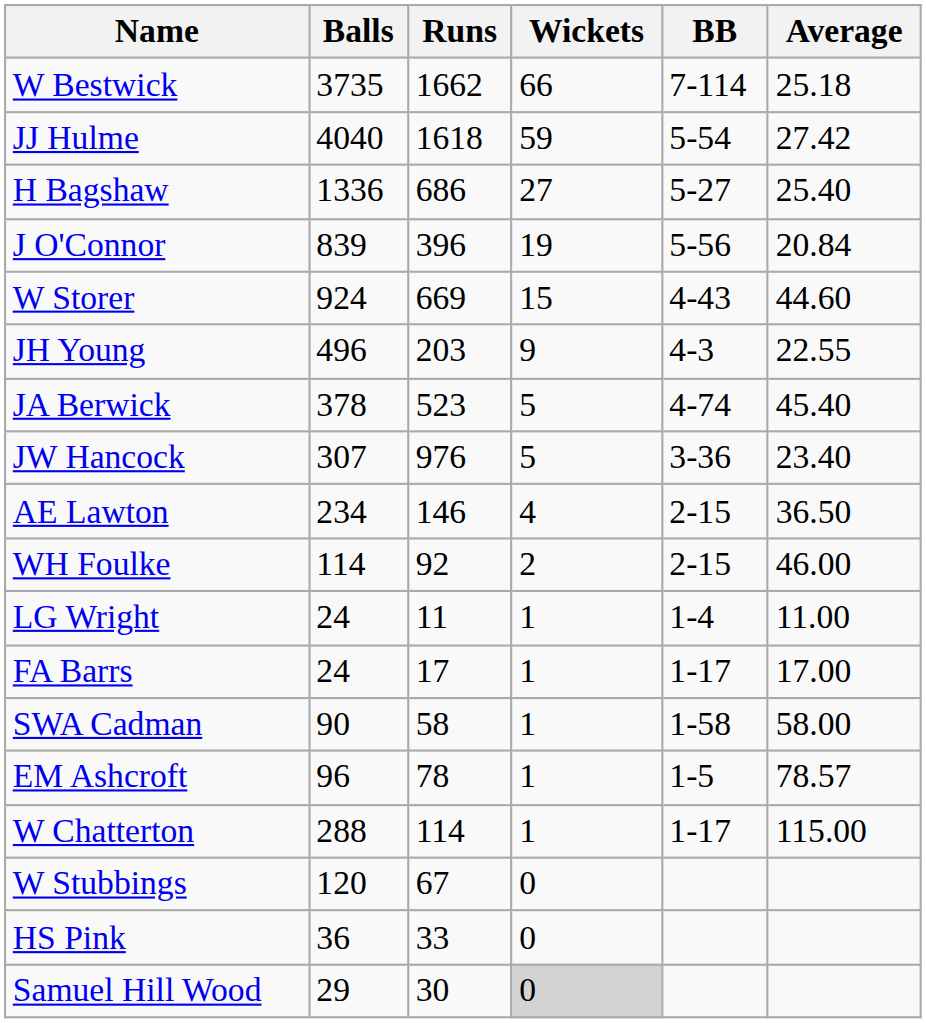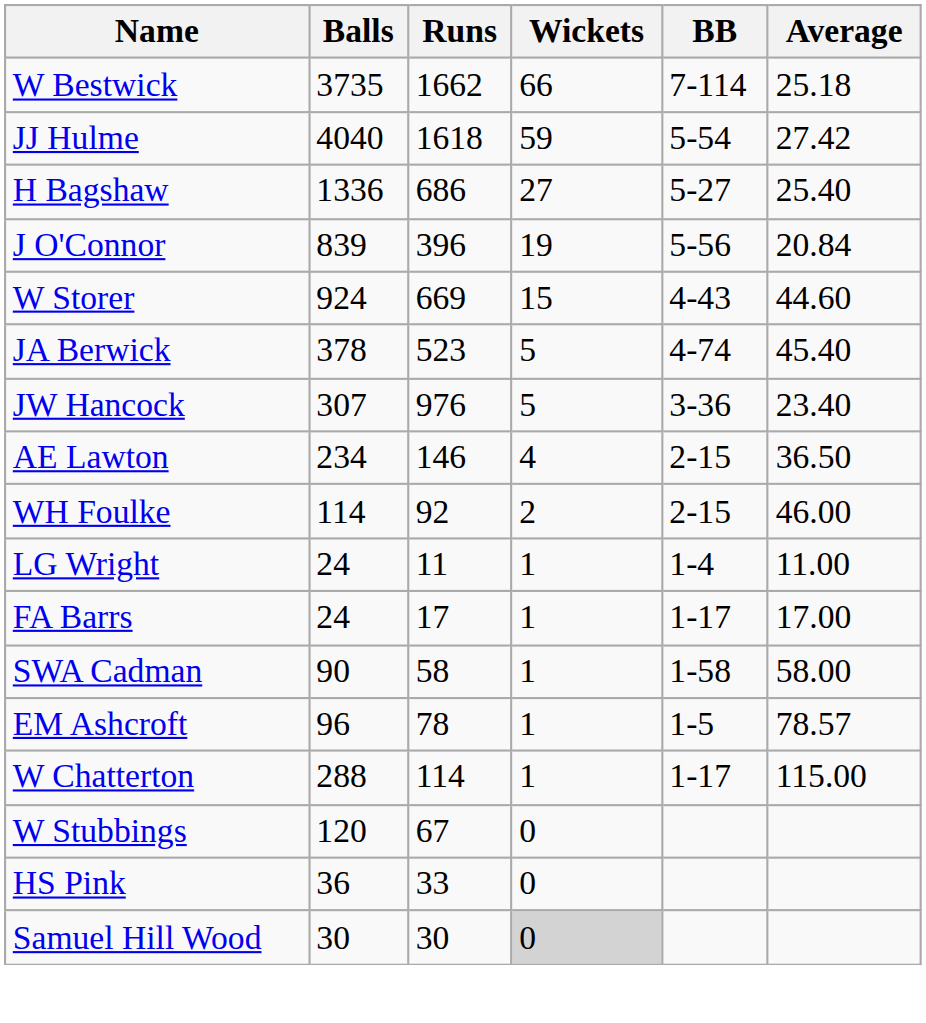- row: (79, 350)
(333, 990) 29 -> (333, 937) 30
